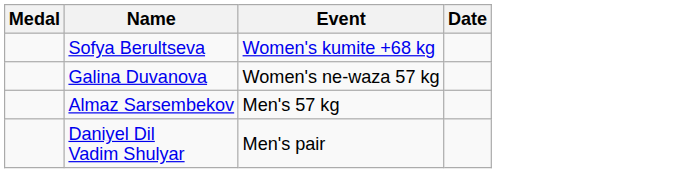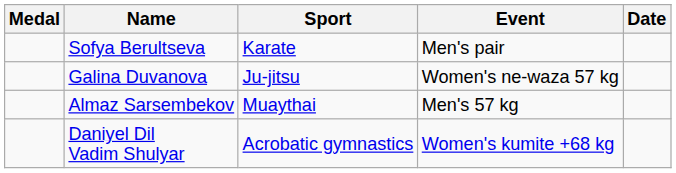+ column: (328, 19)
(339, 48) Women's kumite +68 kg -> (463, 48) Men's pair
(284, 144) Men's pair -> (518, 144) Women's kumite +68 kg
